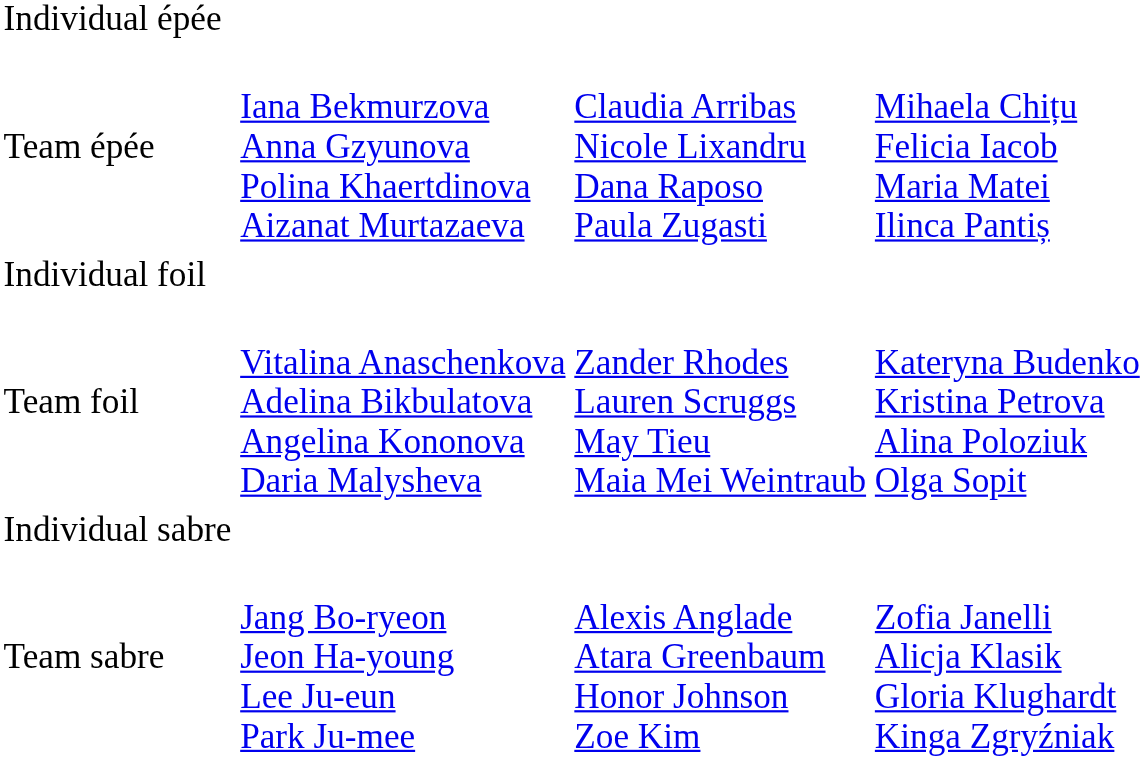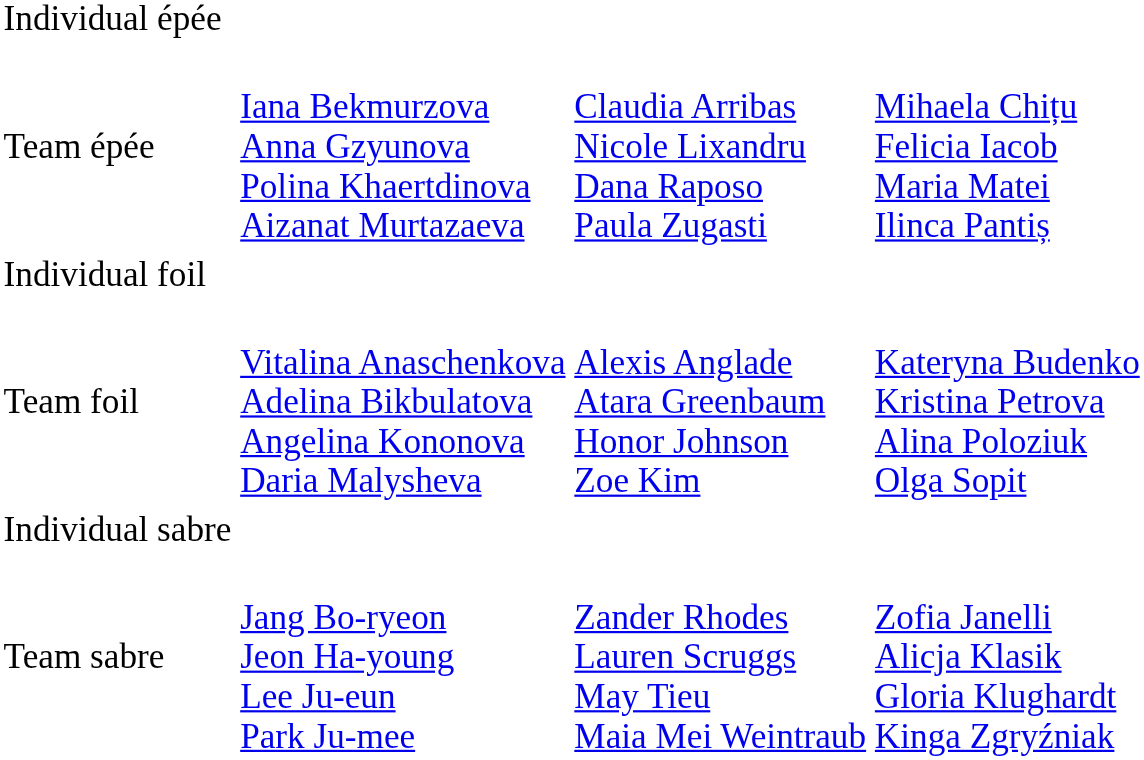(720, 421) Zander Rhodes Lauren Scruggs May Tieu Maia Mei Weintraub -> (700, 421) Alexis Anglade Atara Greenbaum Honor Johnson Zoe Kim
(700, 676) Alexis Anglade Atara Greenbaum Honor Johnson Zoe Kim -> (720, 676) Zander Rhodes Lauren Scruggs May Tieu Maia Mei Weintraub
